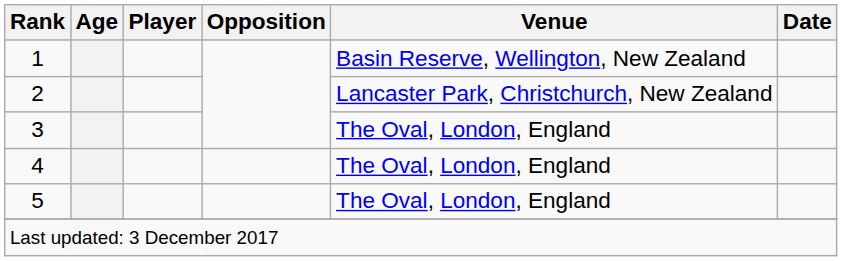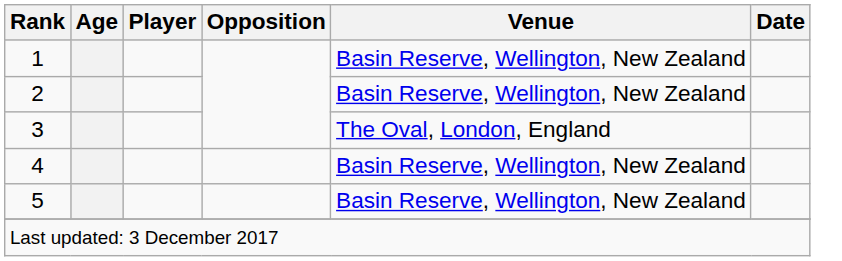(554, 93) Lancaster Park, Christchurch, New Zealand -> (541, 93) Basin Reserve, Wellington, New Zealand
(473, 165) The Oval, London, England -> (541, 165) Basin Reserve, Wellington, New Zealand
(473, 201) The Oval, London, England -> (541, 201) Basin Reserve, Wellington, New Zealand
